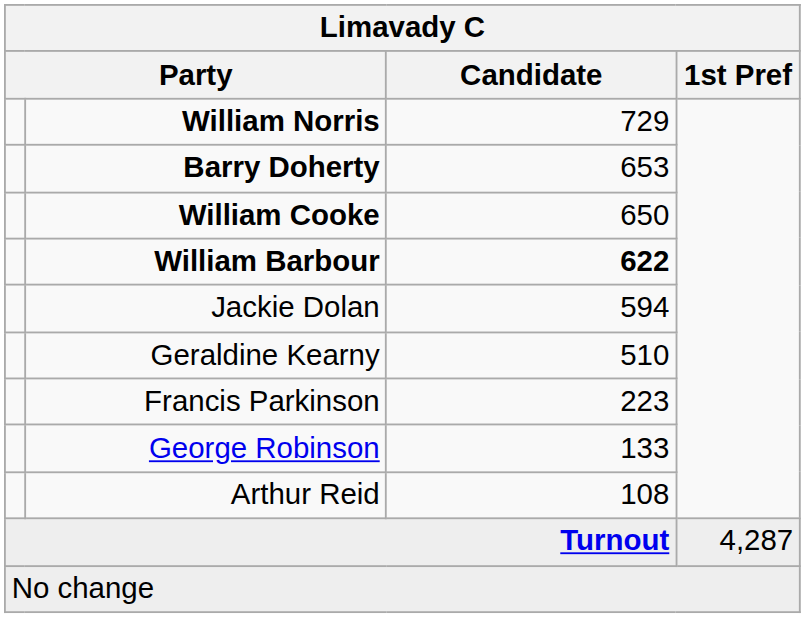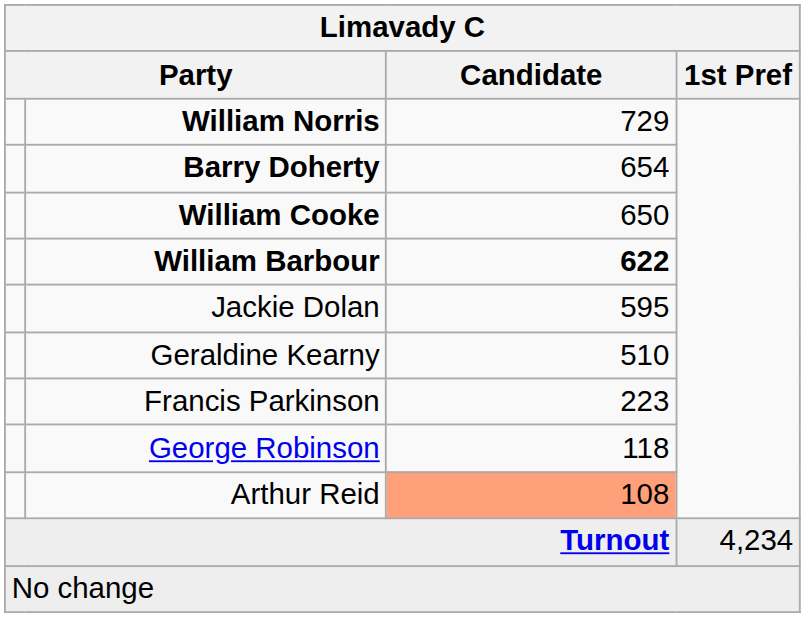(645, 167) 653 -> (645, 167) 654
(645, 307) 594 -> (645, 307) 595
(645, 448) 133 -> (646, 448) 118
(645, 494) no background -> (645, 494) lightsalmon background
(756, 541) 4,287 -> (756, 541) 4,234
